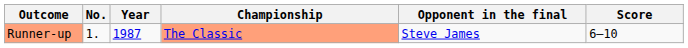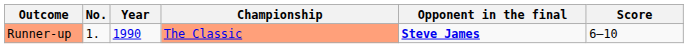(127, 33) 1987 -> (127, 33) 1990
(441, 33) normal -> (441, 33) bold
